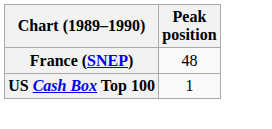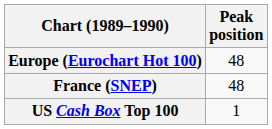+ row: (105, 60)
